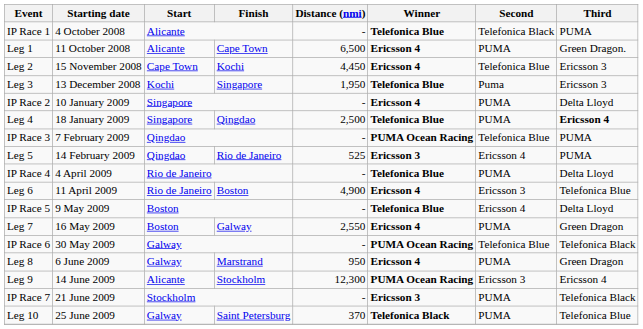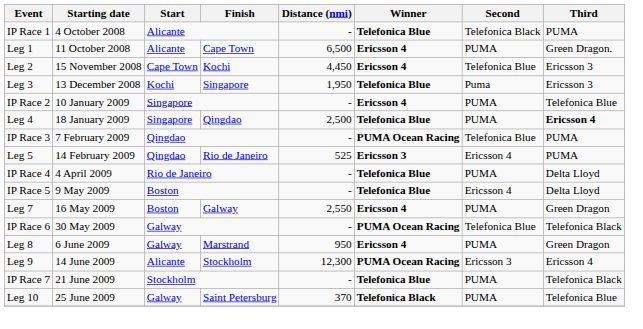(586, 102) Delta Lloyd -> (581, 102) Telefonica Blue
- row: (20, 191)
(395, 297) Ericsson 3 -> (393, 279) Telefonica Blue
